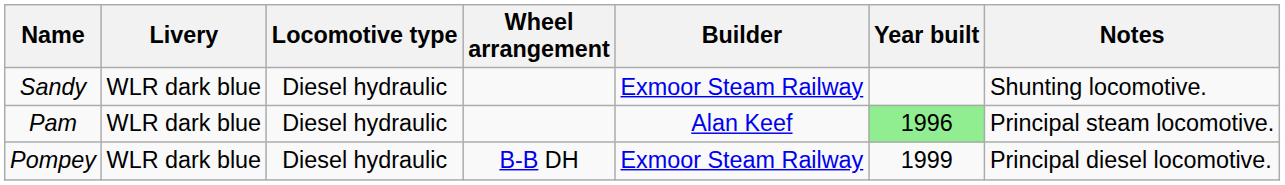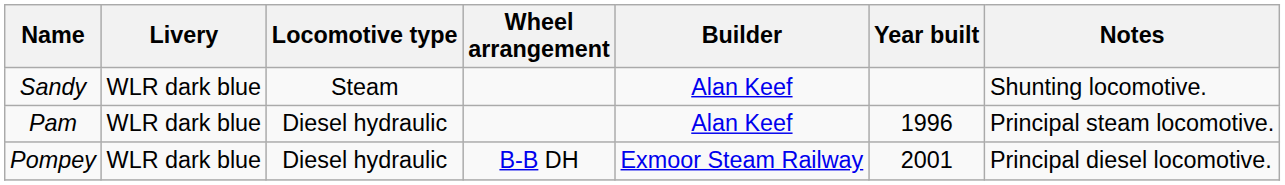(365, 86) Diesel hydraulic -> (365, 86) Steam
(742, 86) Exmoor Steam Railway -> (742, 86) Alan Keef
(927, 123) lightgreen background -> (927, 123) no background
(927, 160) 1999 -> (927, 160) 2001
